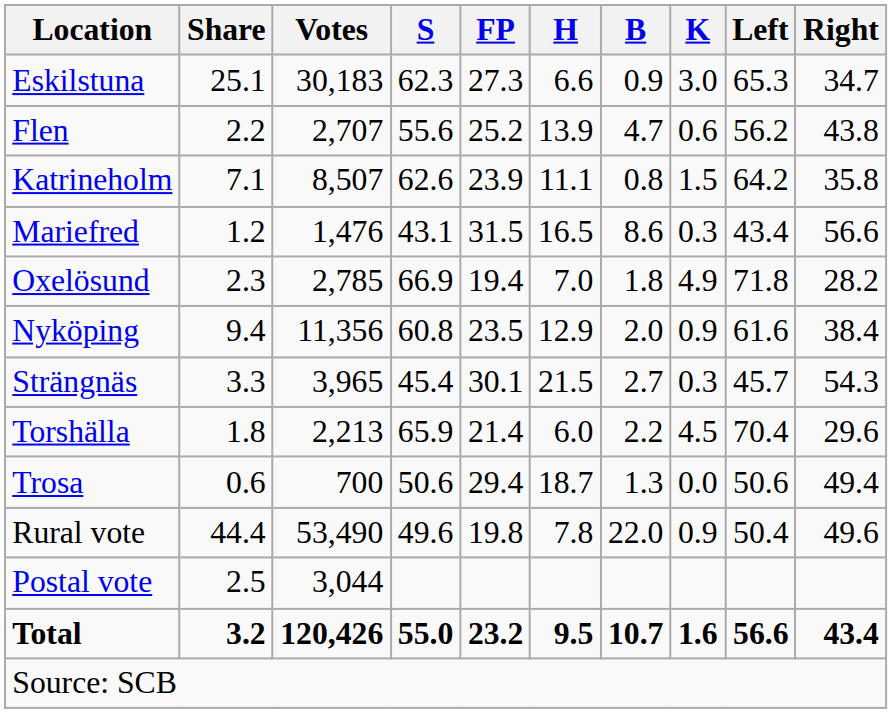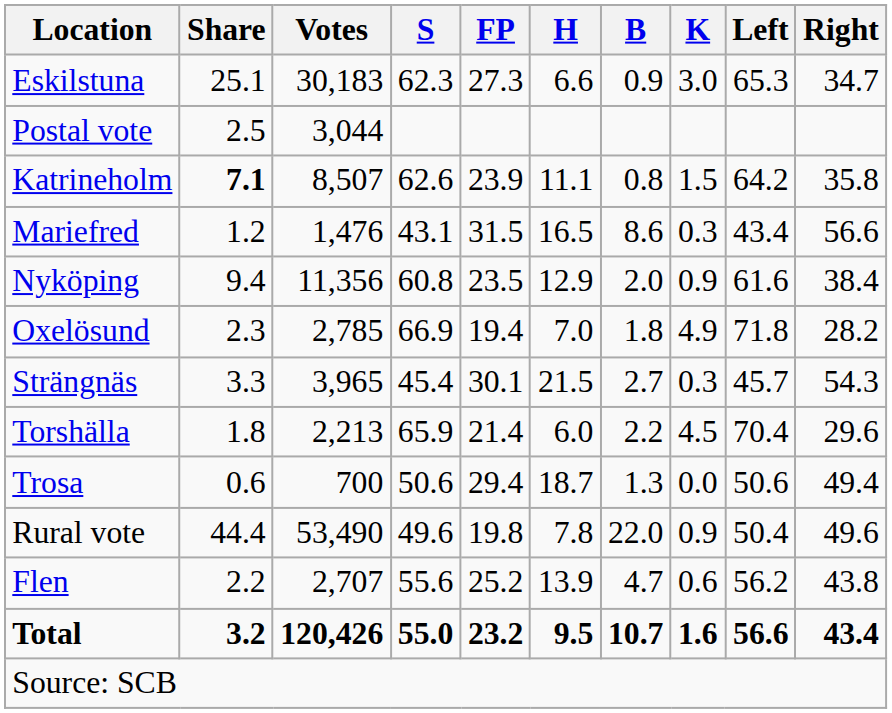rows swapped: (40, 130) <-> (82, 582)
(246, 180) normal -> (246, 180) bold
rows swapped: (76, 331) <-> (81, 280)
